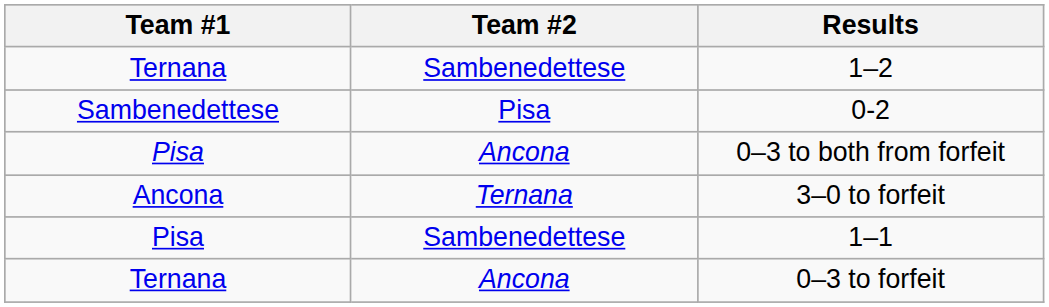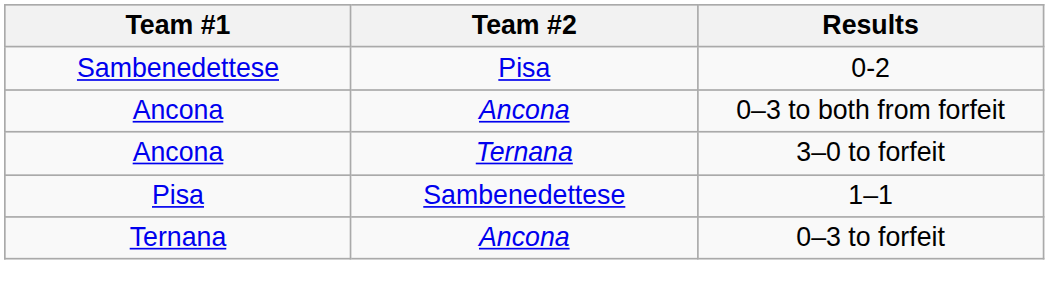- row: (871, 68)
(178, 152) Pisa -> (178, 110) Ancona
